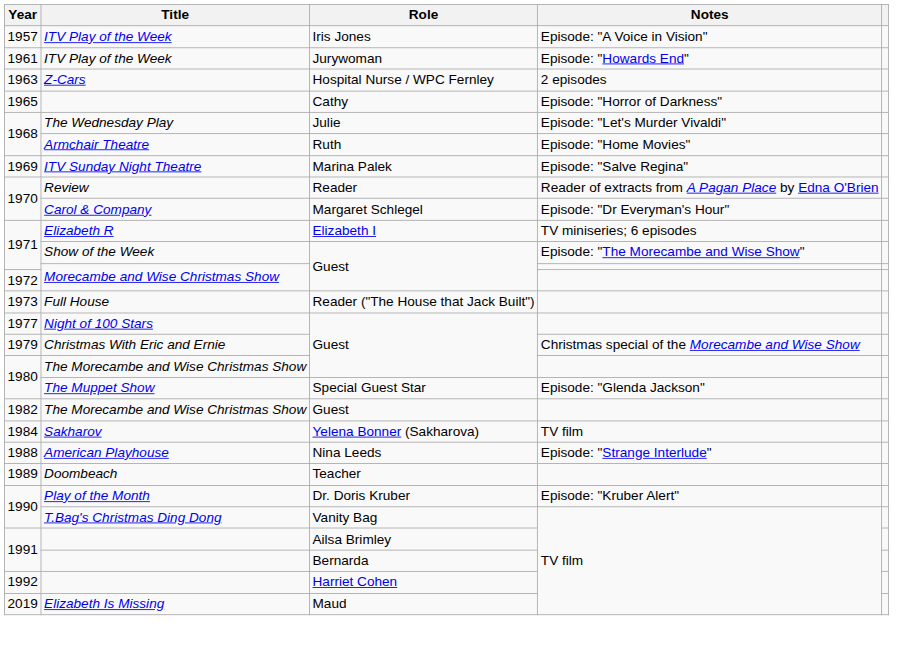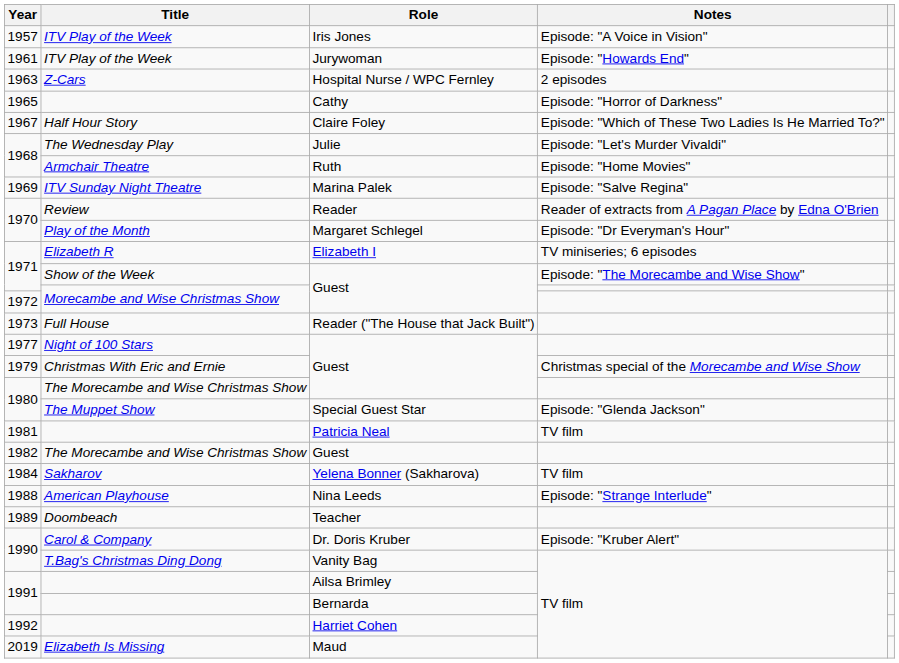+ row: (23, 123)
(98, 209) Carol & Company -> (97, 230) Play of the Month
+ row: (23, 431)
(97, 496) Play of the Month -> (98, 539) Carol & Company
